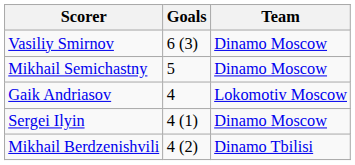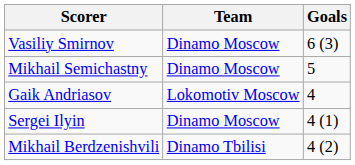columns swapped: (281, 17) <-> (187, 17)
